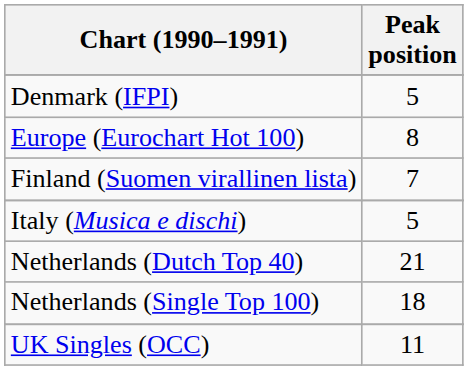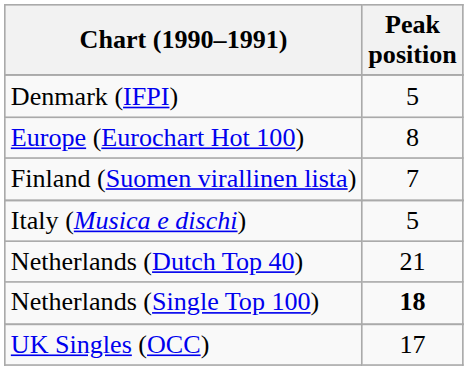(413, 302) normal -> (413, 302) bold
(413, 344) 11 -> (413, 344) 17
